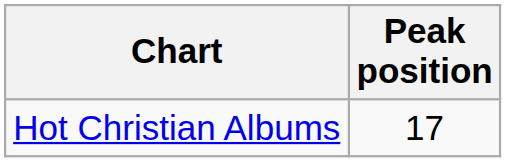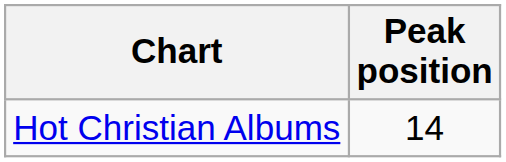(425, 127) 17 -> (425, 127) 14
